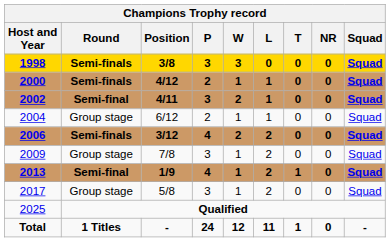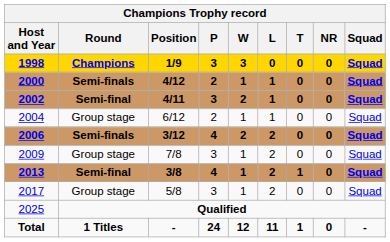(101, 63) Semi-finals -> (103, 63) Champions
(167, 63) 3/8 -> (174, 63) 1/9
(167, 172) 1/9 -> (174, 172) 3/8
